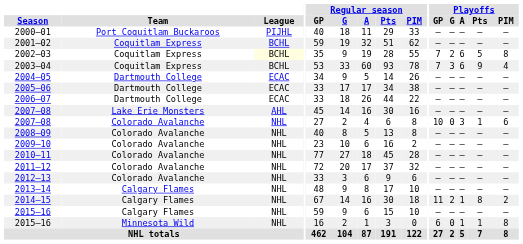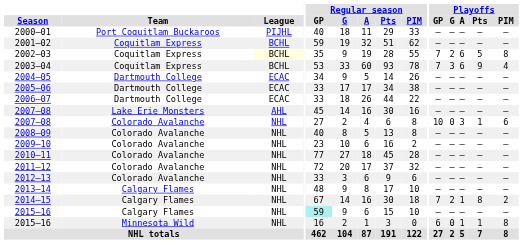(438, 200) 11 -> (438, 200) 7
(319, 212) no background -> (319, 212) paleturquoise background
